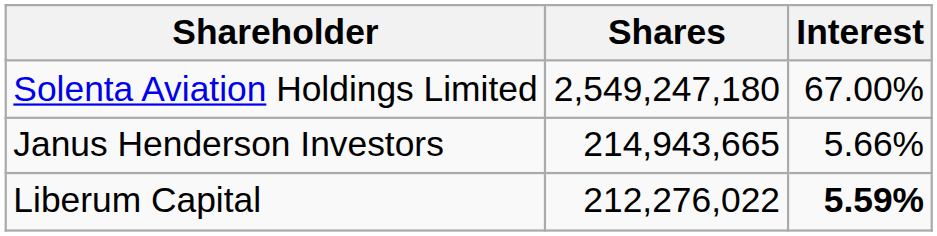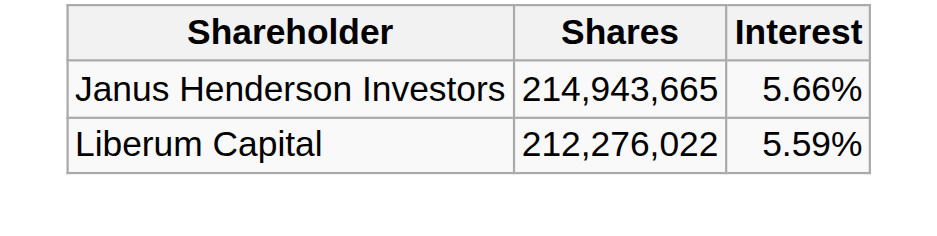- row: (275, 88)
(874, 200) bold -> (812, 144) normal
